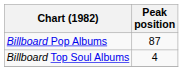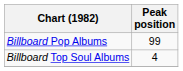(155, 41) 87 -> (155, 41) 99
